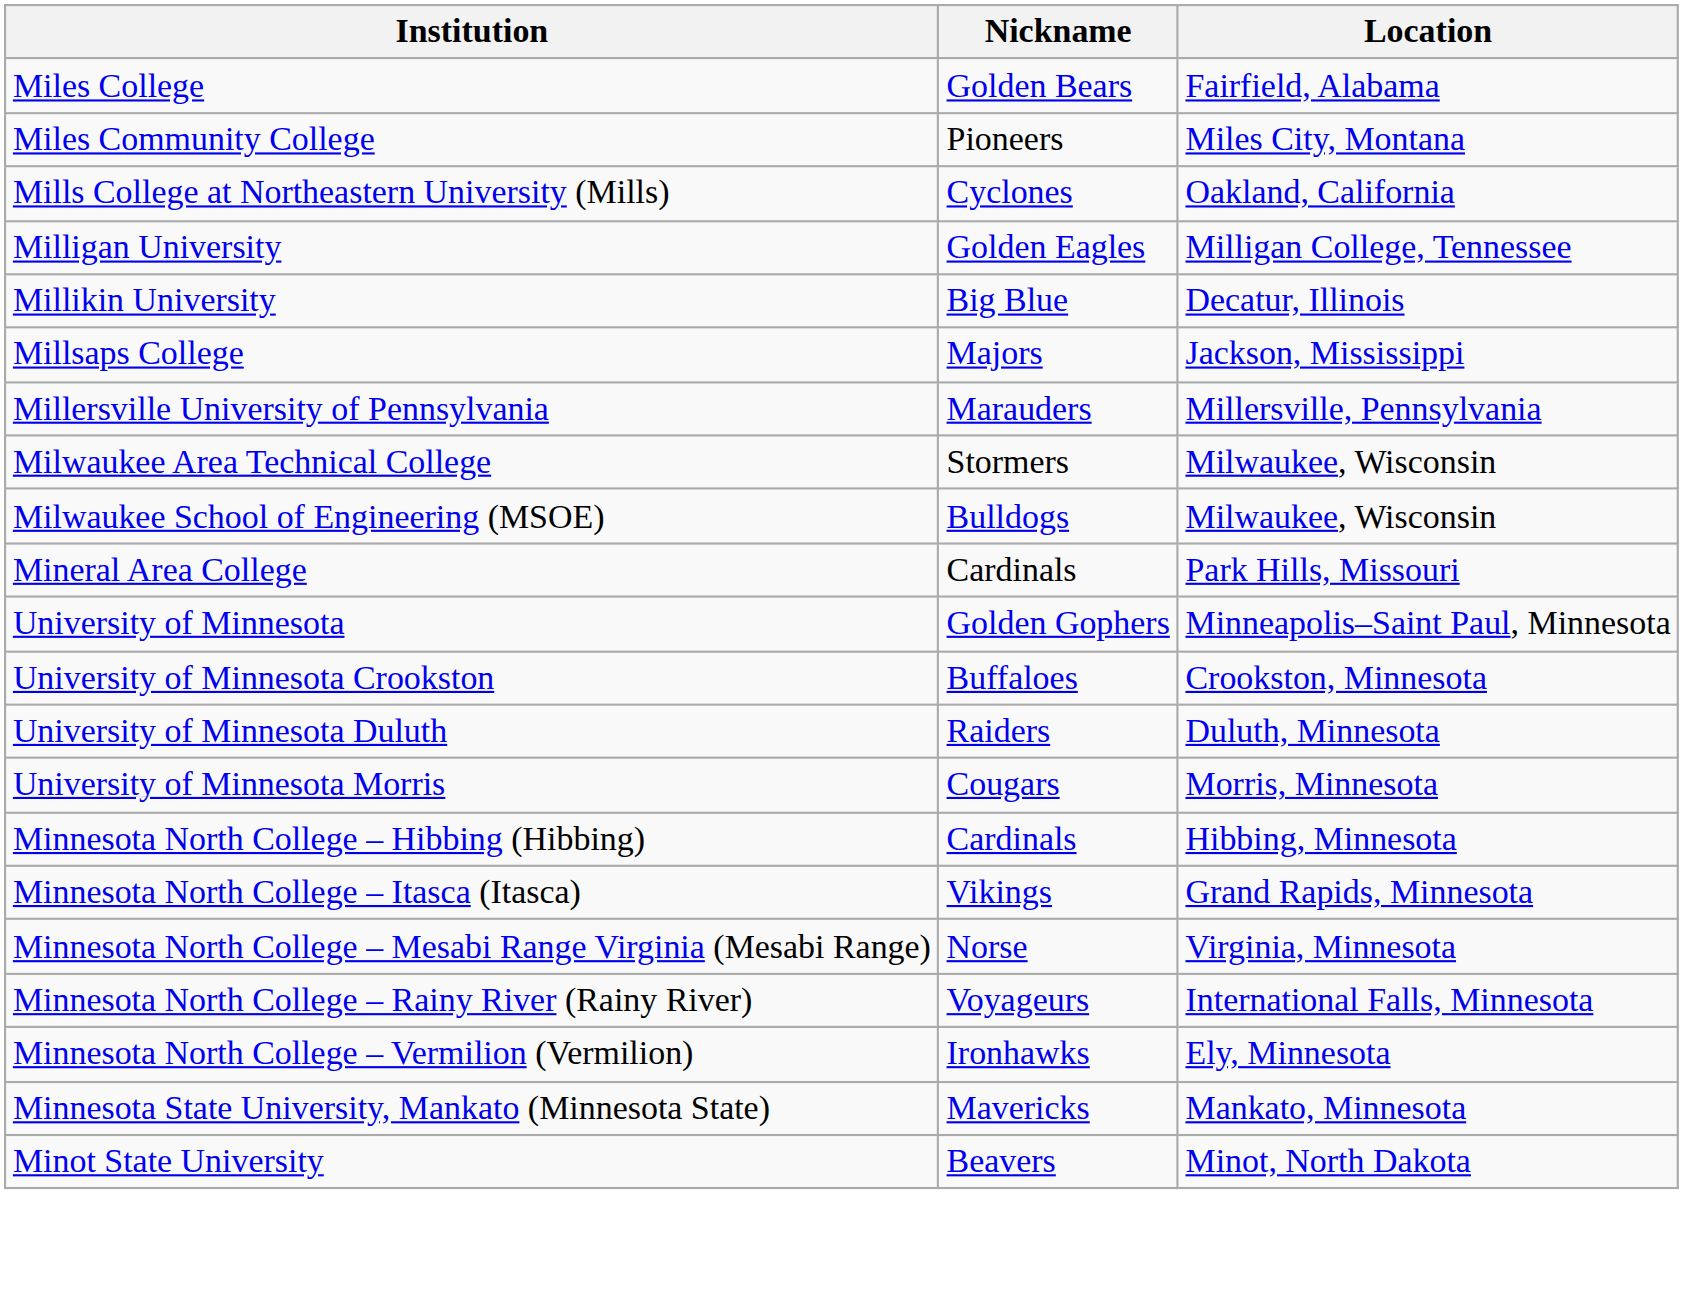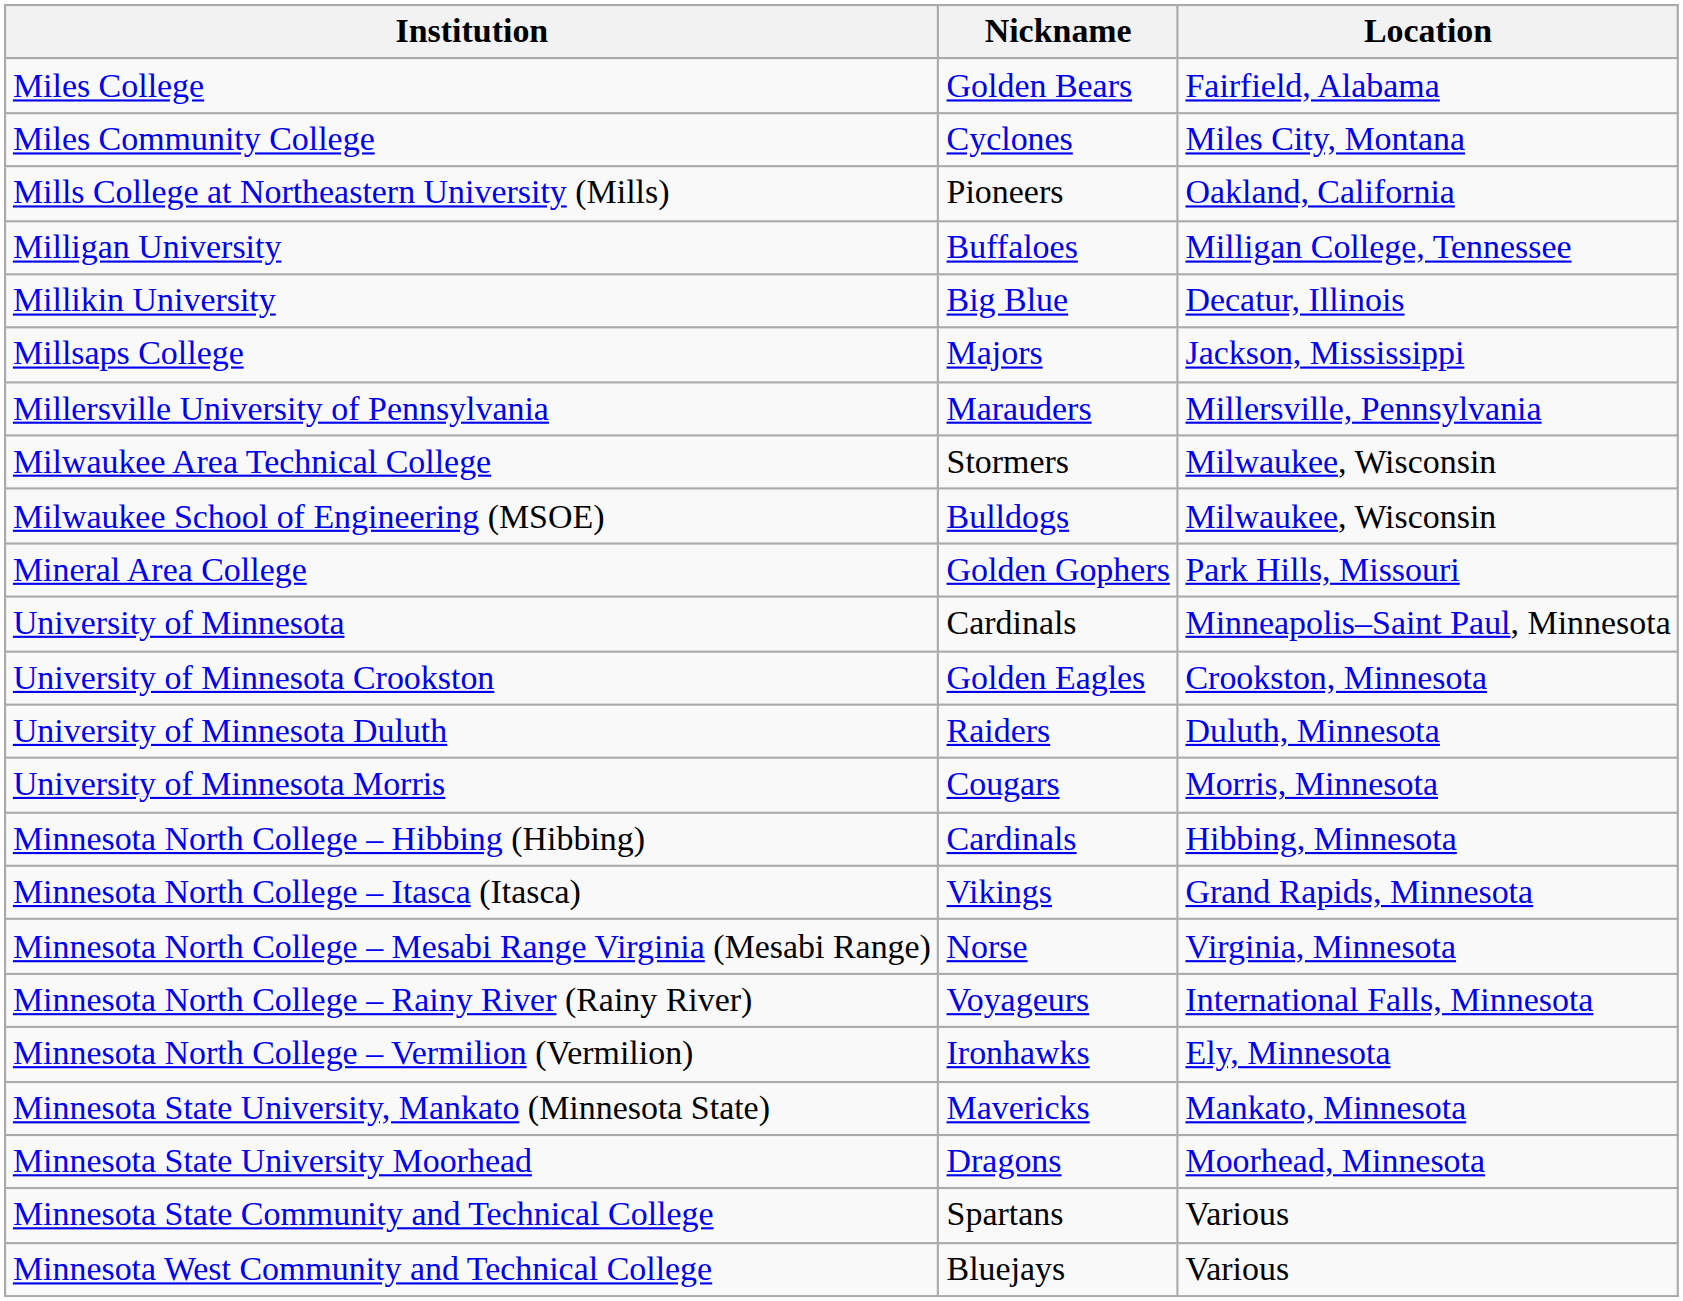(1005, 138) Pioneers -> (1010, 138) Cyclones
(1010, 192) Cyclones -> (1005, 192) Pioneers
(1046, 246) Golden Eagles -> (1012, 246) Buffaloes
(1012, 569) Cardinals -> (1058, 569) Golden Gophers
(1058, 623) Golden Gophers -> (1012, 623) Cardinals
(1012, 676) Buffaloes -> (1046, 676) Golden Eagles
+ row: (272, 1161)
+ row: (363, 1214)
+ row: (363, 1268)
- row: (168, 1161)
